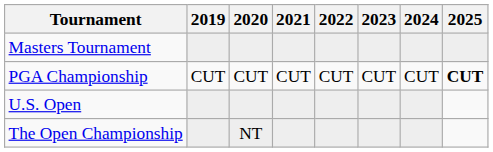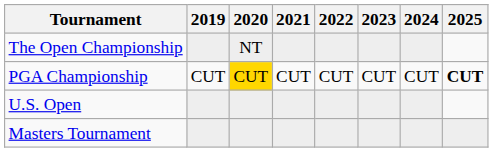rows swapped: (80, 47) <-> (96, 133)
(251, 76) no background -> (251, 76) gold background
